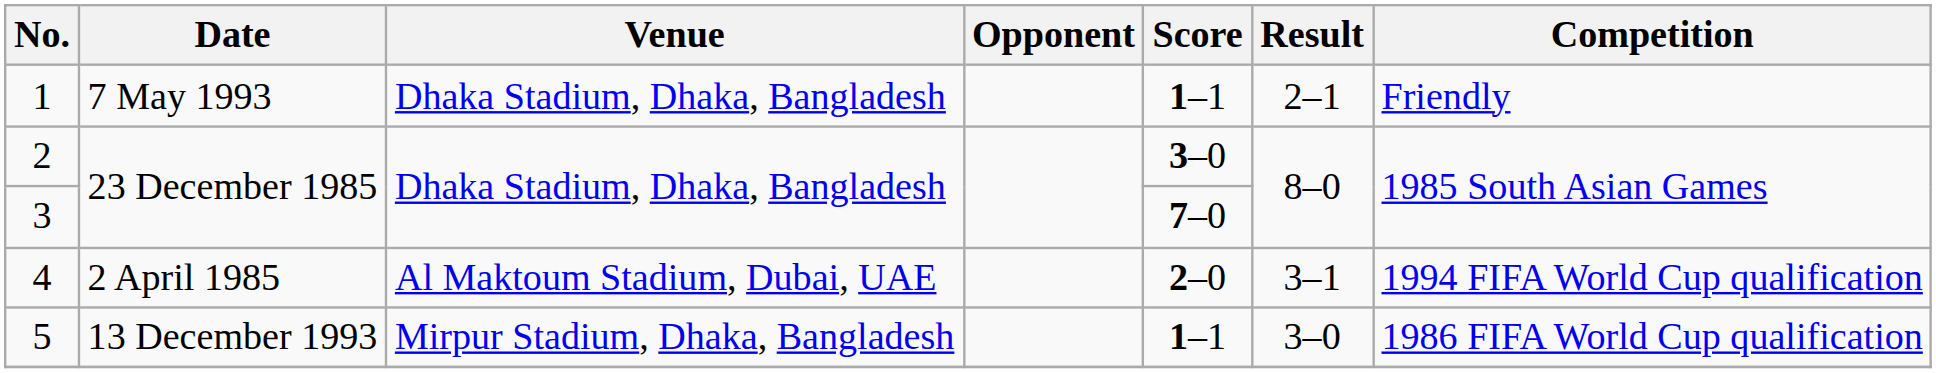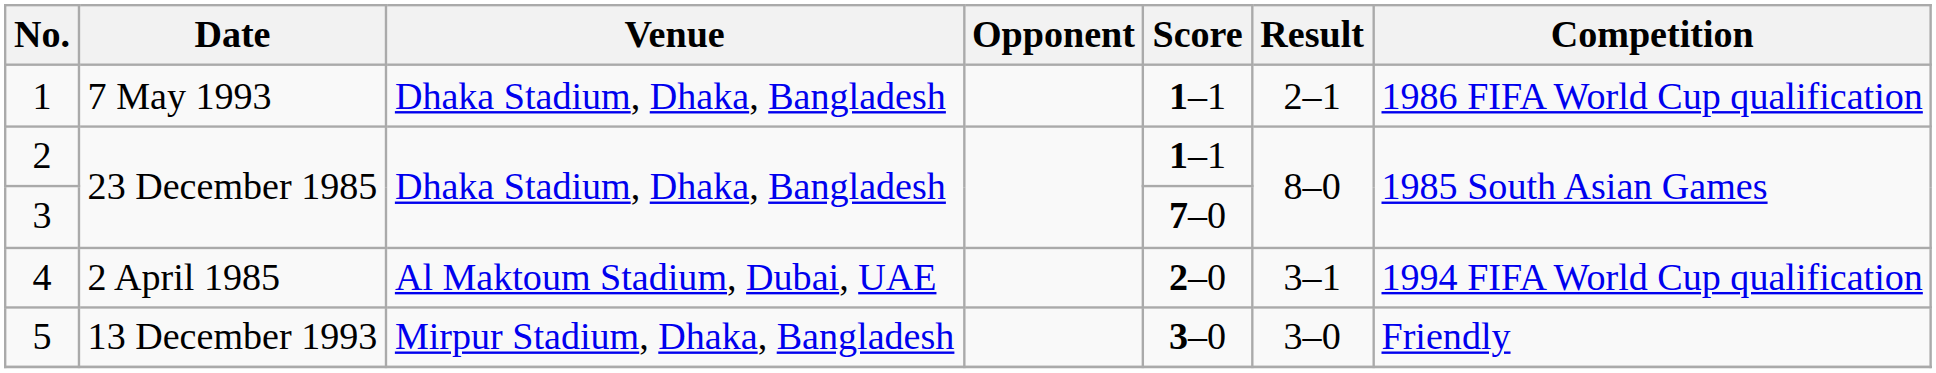(1446, 95) Friendly -> (1652, 95) 1986 FIFA World Cup qualification
(1198, 155) 3–0 -> (1198, 155) 1–1
(1198, 336) 1–1 -> (1198, 336) 3–0
(1652, 336) 1986 FIFA World Cup qualification -> (1446, 336) Friendly
